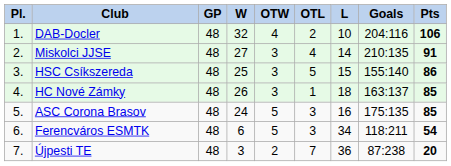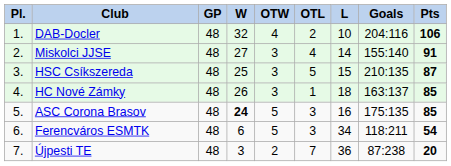(386, 53) 210:135 -> (386, 53) 155:140
(386, 72) 155:140 -> (386, 72) 210:135
(430, 72) 86 -> (430, 72) 87
(241, 111) normal -> (241, 111) bold
